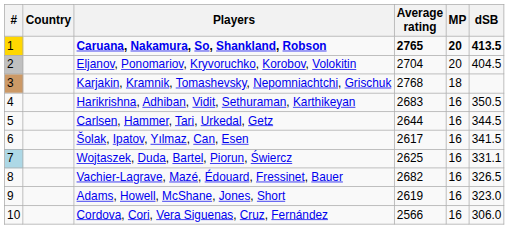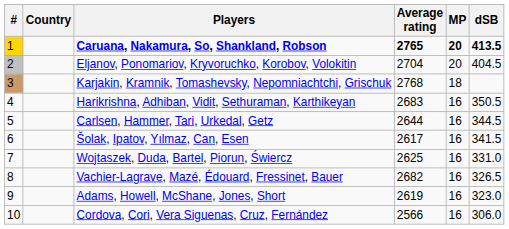(10, 158) lightblue background -> (10, 158) no background
(487, 158) 331.1 -> (487, 158) 331.0
